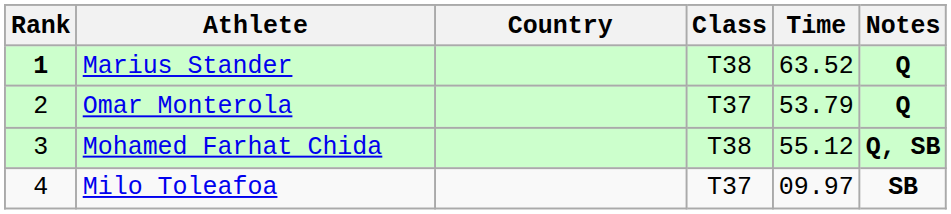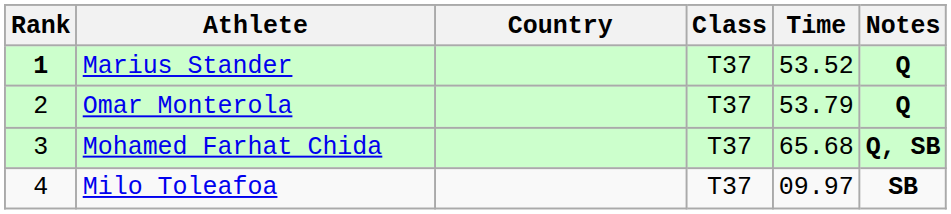(730, 66) T38 -> (730, 66) T37
(816, 66) 63.52 -> (816, 66) 53.52
(730, 147) T38 -> (730, 147) T37
(816, 147) 55.12 -> (816, 147) 65.68
